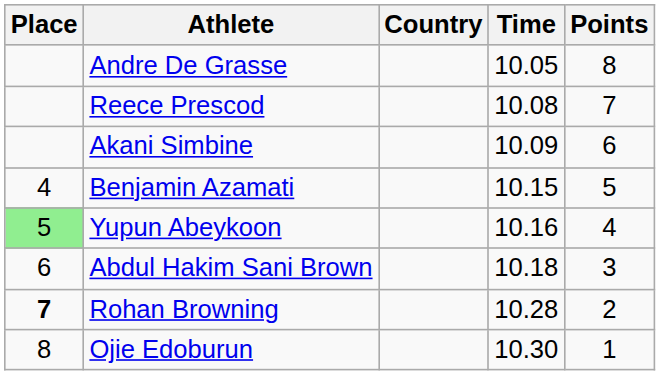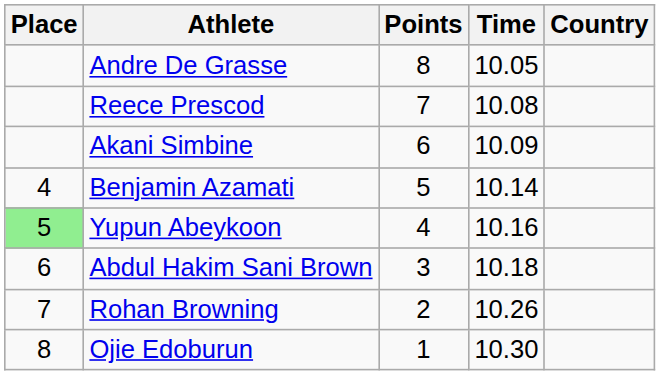columns swapped: (433, 24) <-> (609, 24)
(526, 187) 10.15 -> (506, 187) 10.14
(44, 308) bold -> (44, 308) normal
(526, 308) 10.28 -> (506, 308) 10.26
